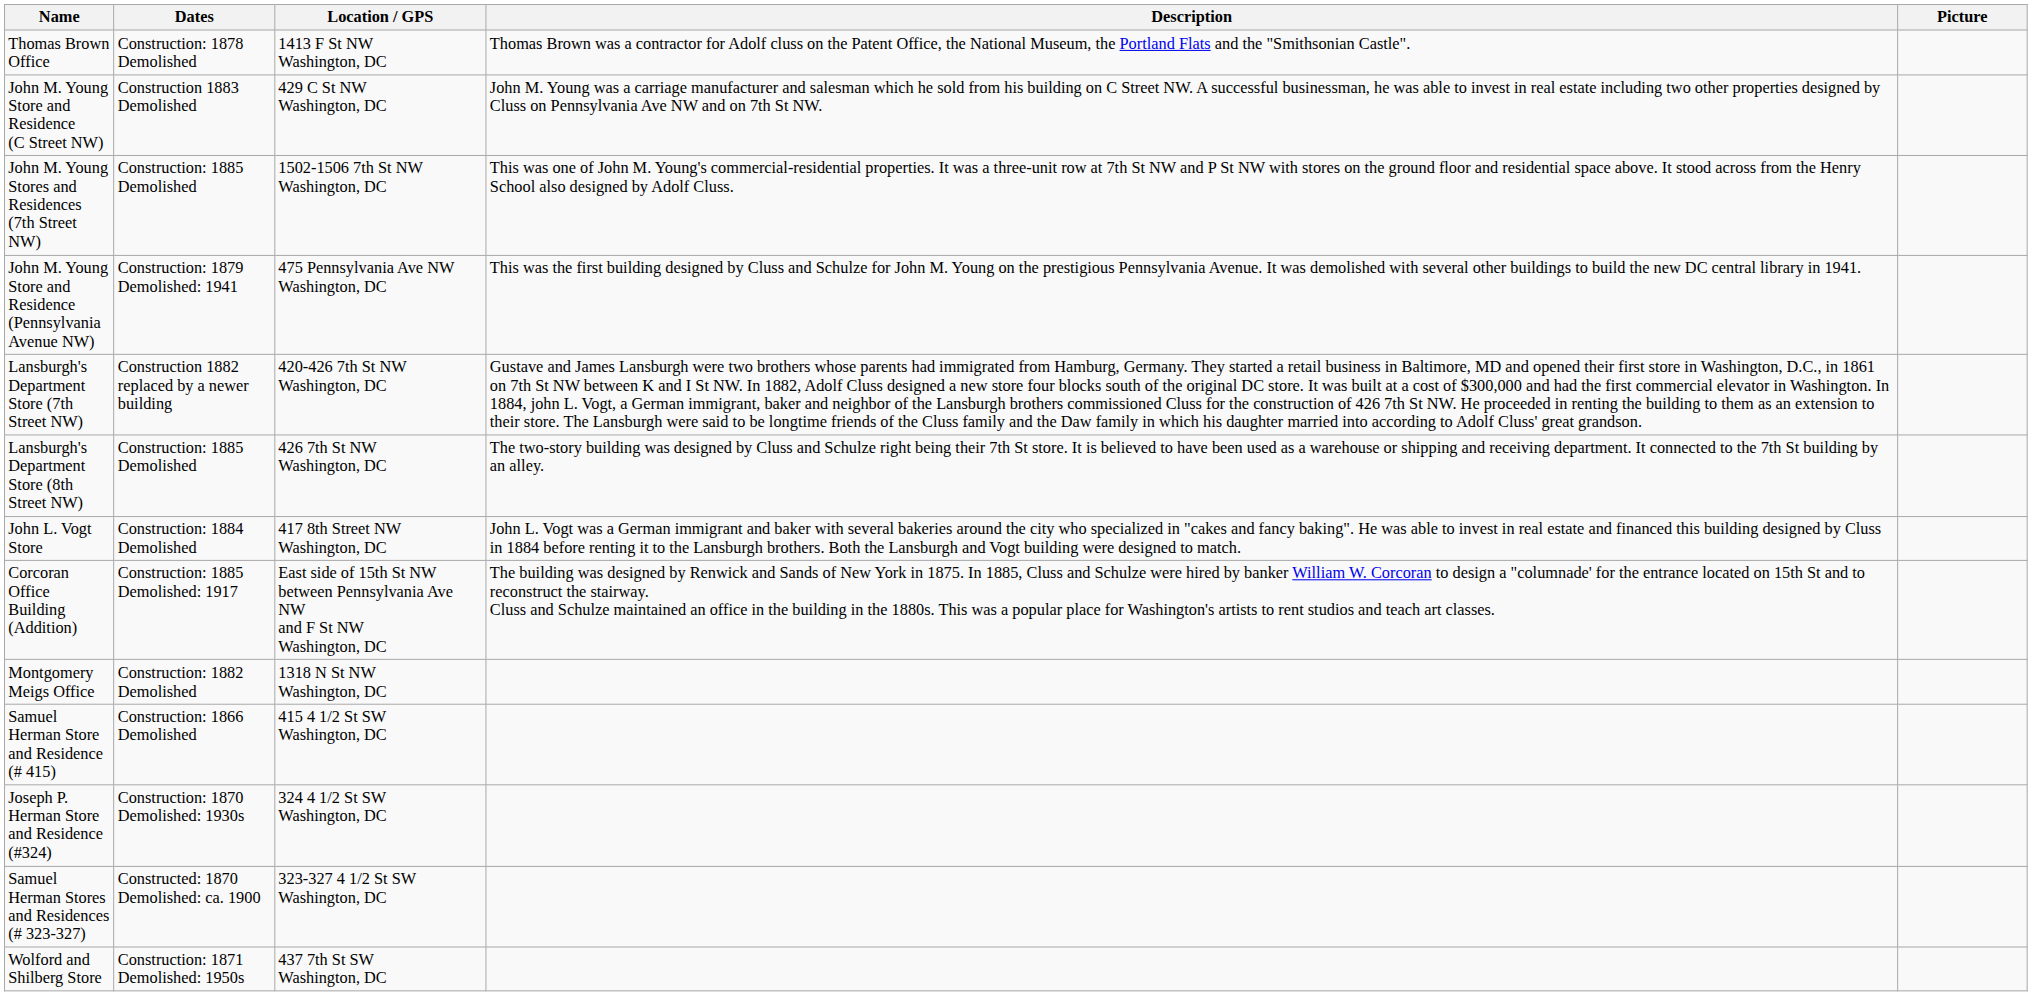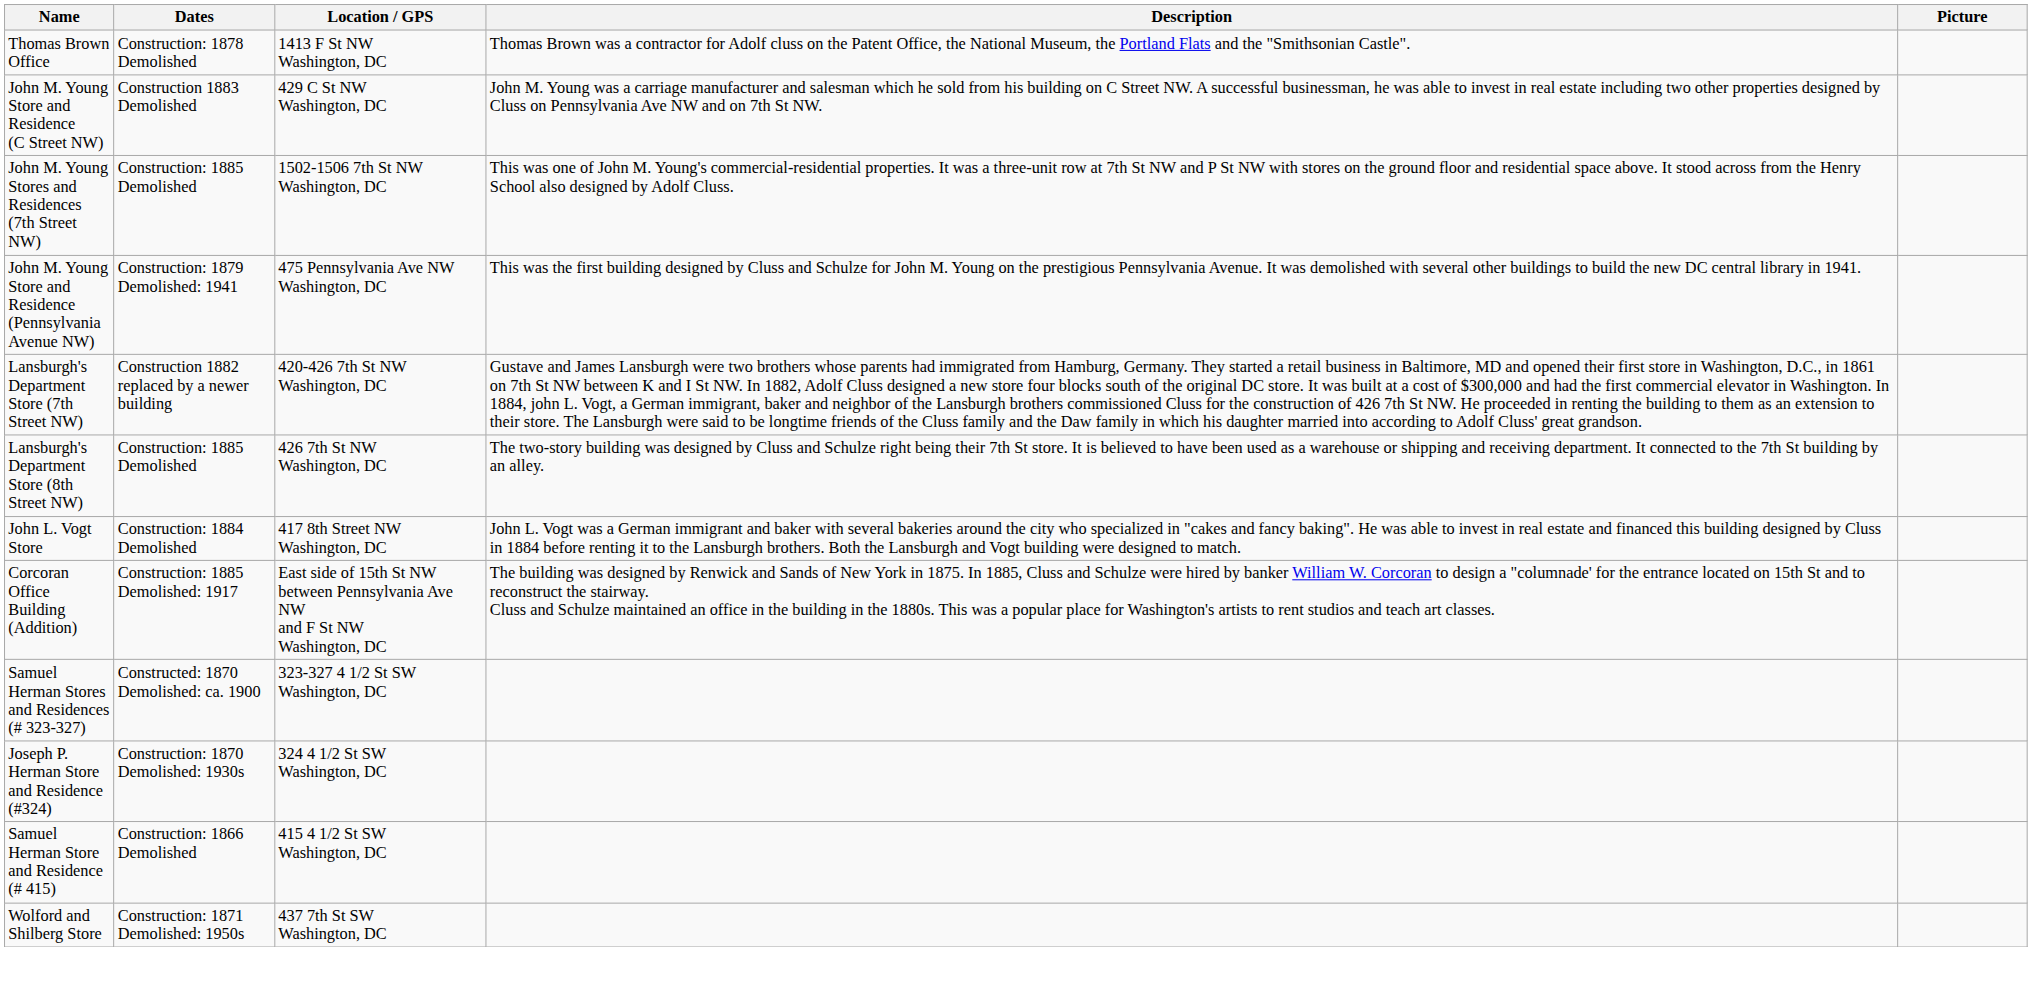- row: (51, 681)
rows swapped: (56, 744) <-> (59, 906)
